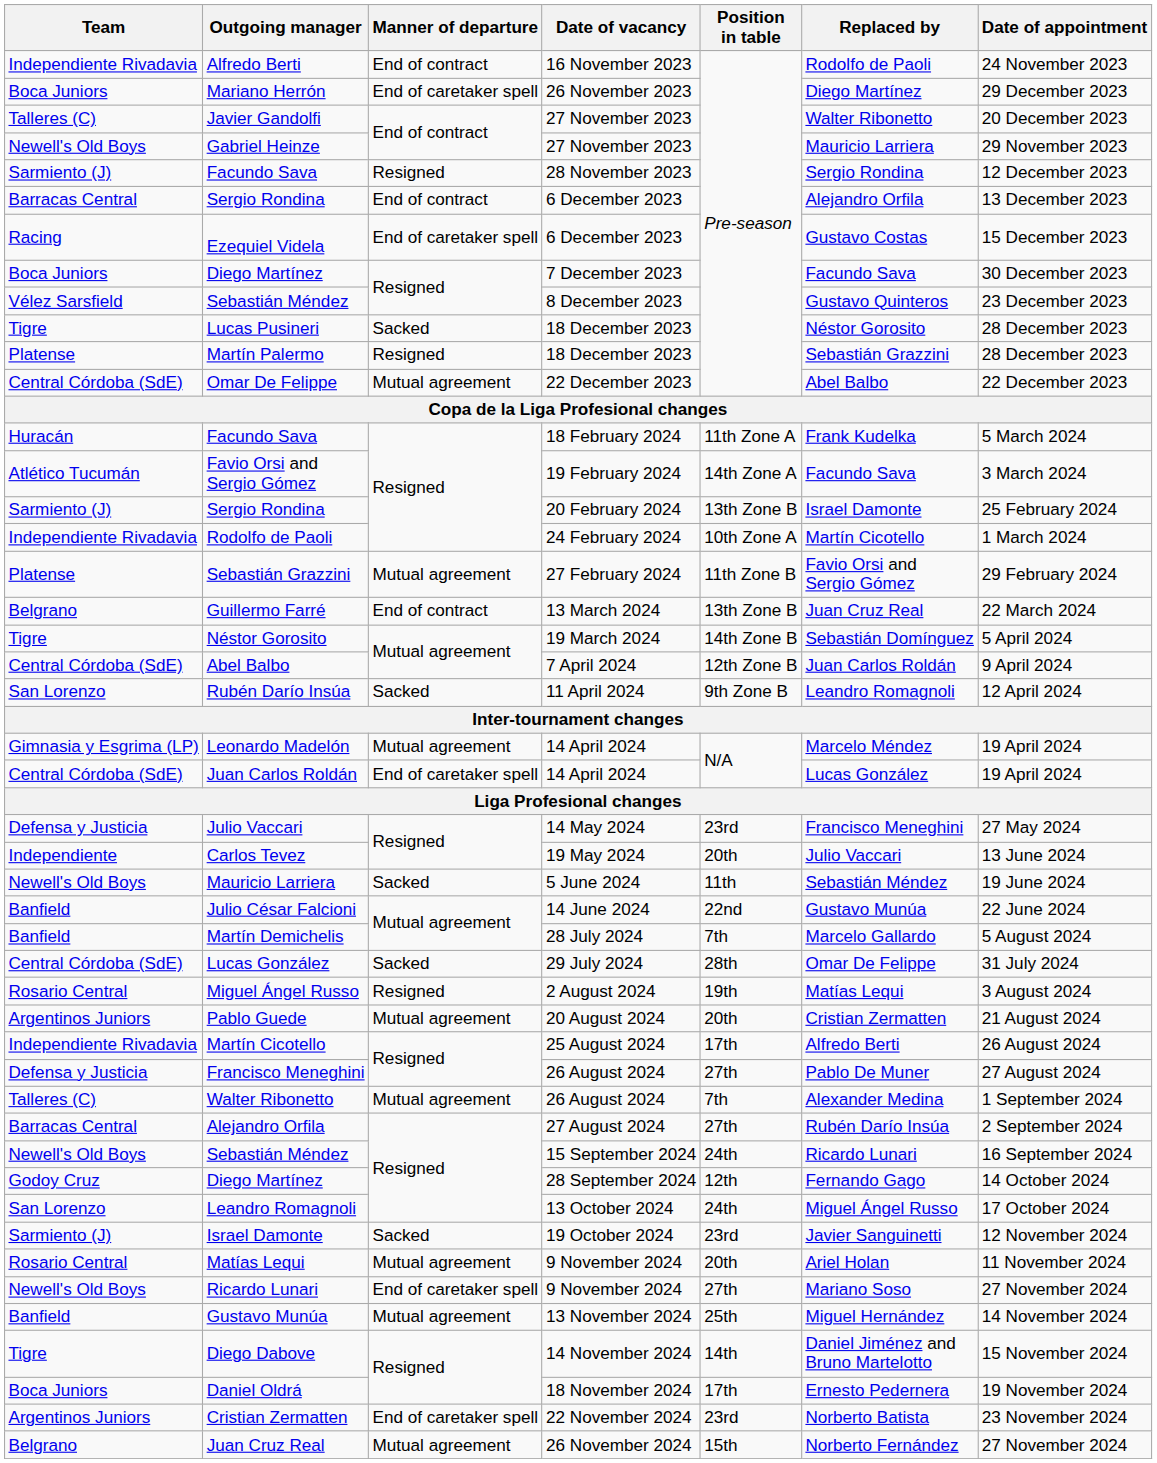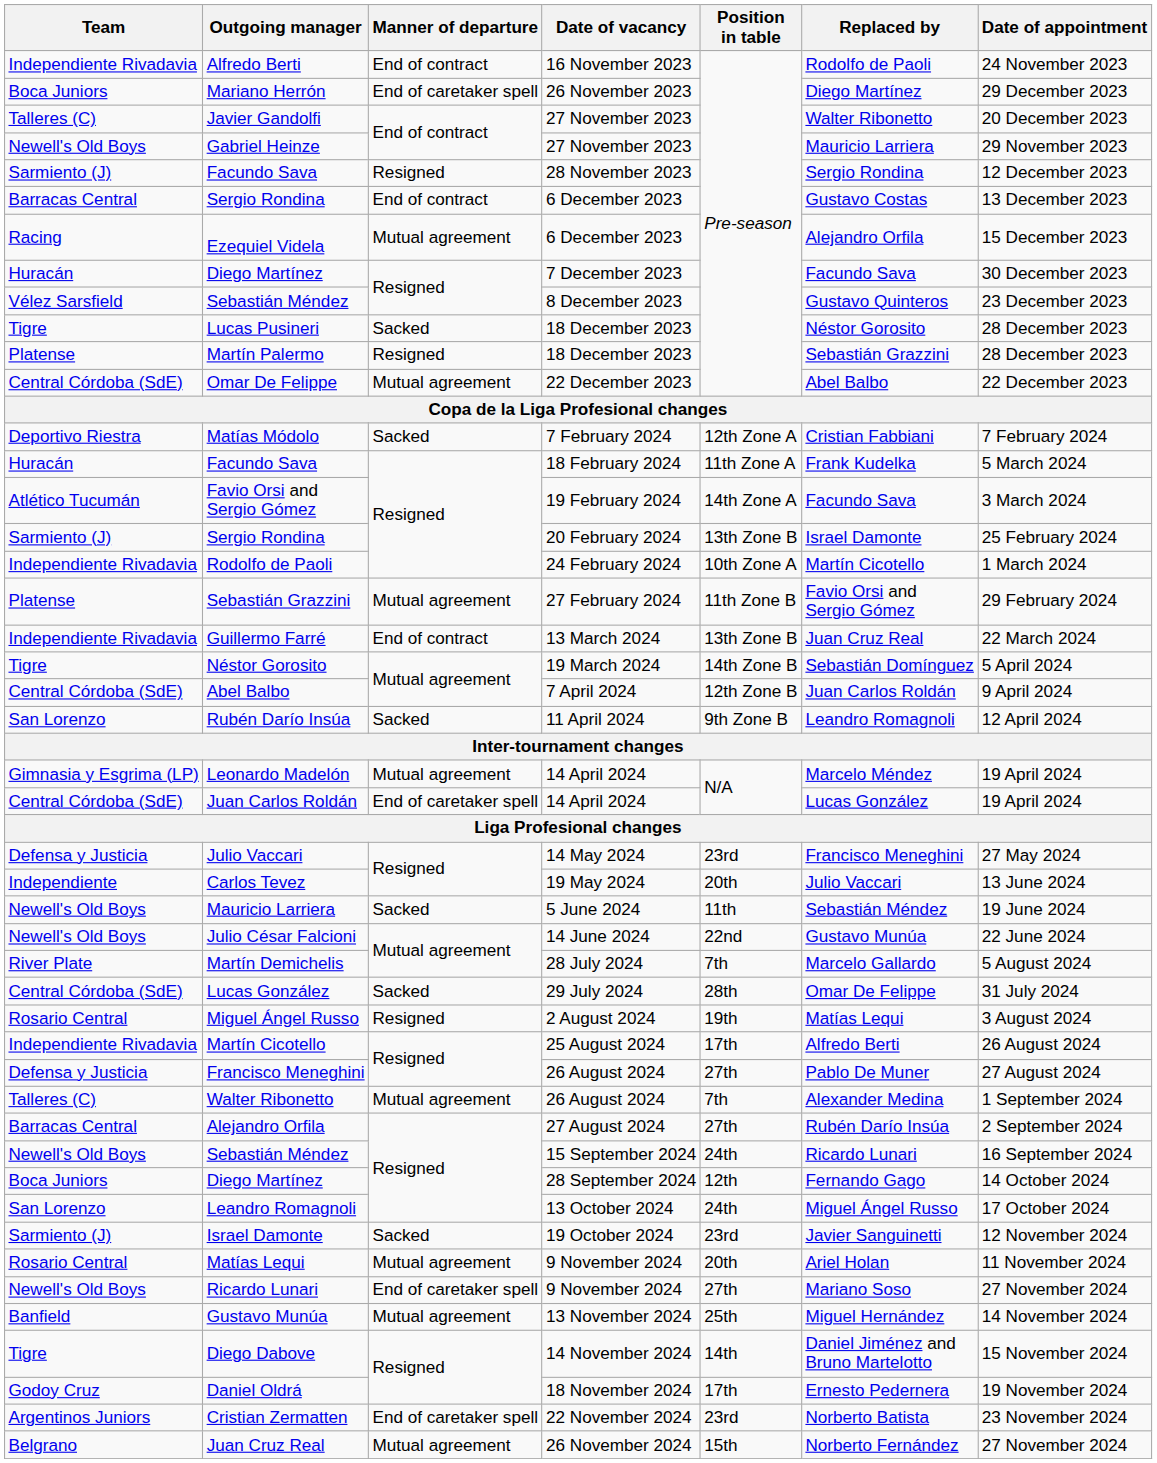(864, 200) Alejandro Orfila -> (866, 200) Gustavo Costas
(455, 237) End of caretaker spell -> (441, 237) Mutual agreement
(866, 237) Gustavo Costas -> (864, 237) Alejandro Orfila
(58, 273) Boca Juniors -> (41, 273) Huracán
+ row: (263, 436)
(43, 610) Belgrano -> (103, 638) Independiente Rivadavia
(39, 909) Banfield -> (77, 936) Newell's Old Boys
(39, 936) Banfield -> (50, 963) River Plate
- row: (257, 1018)
(54, 1181) Godoy Cruz -> (58, 1181) Boca Juniors
(58, 1390) Boca Juniors -> (54, 1390) Godoy Cruz
